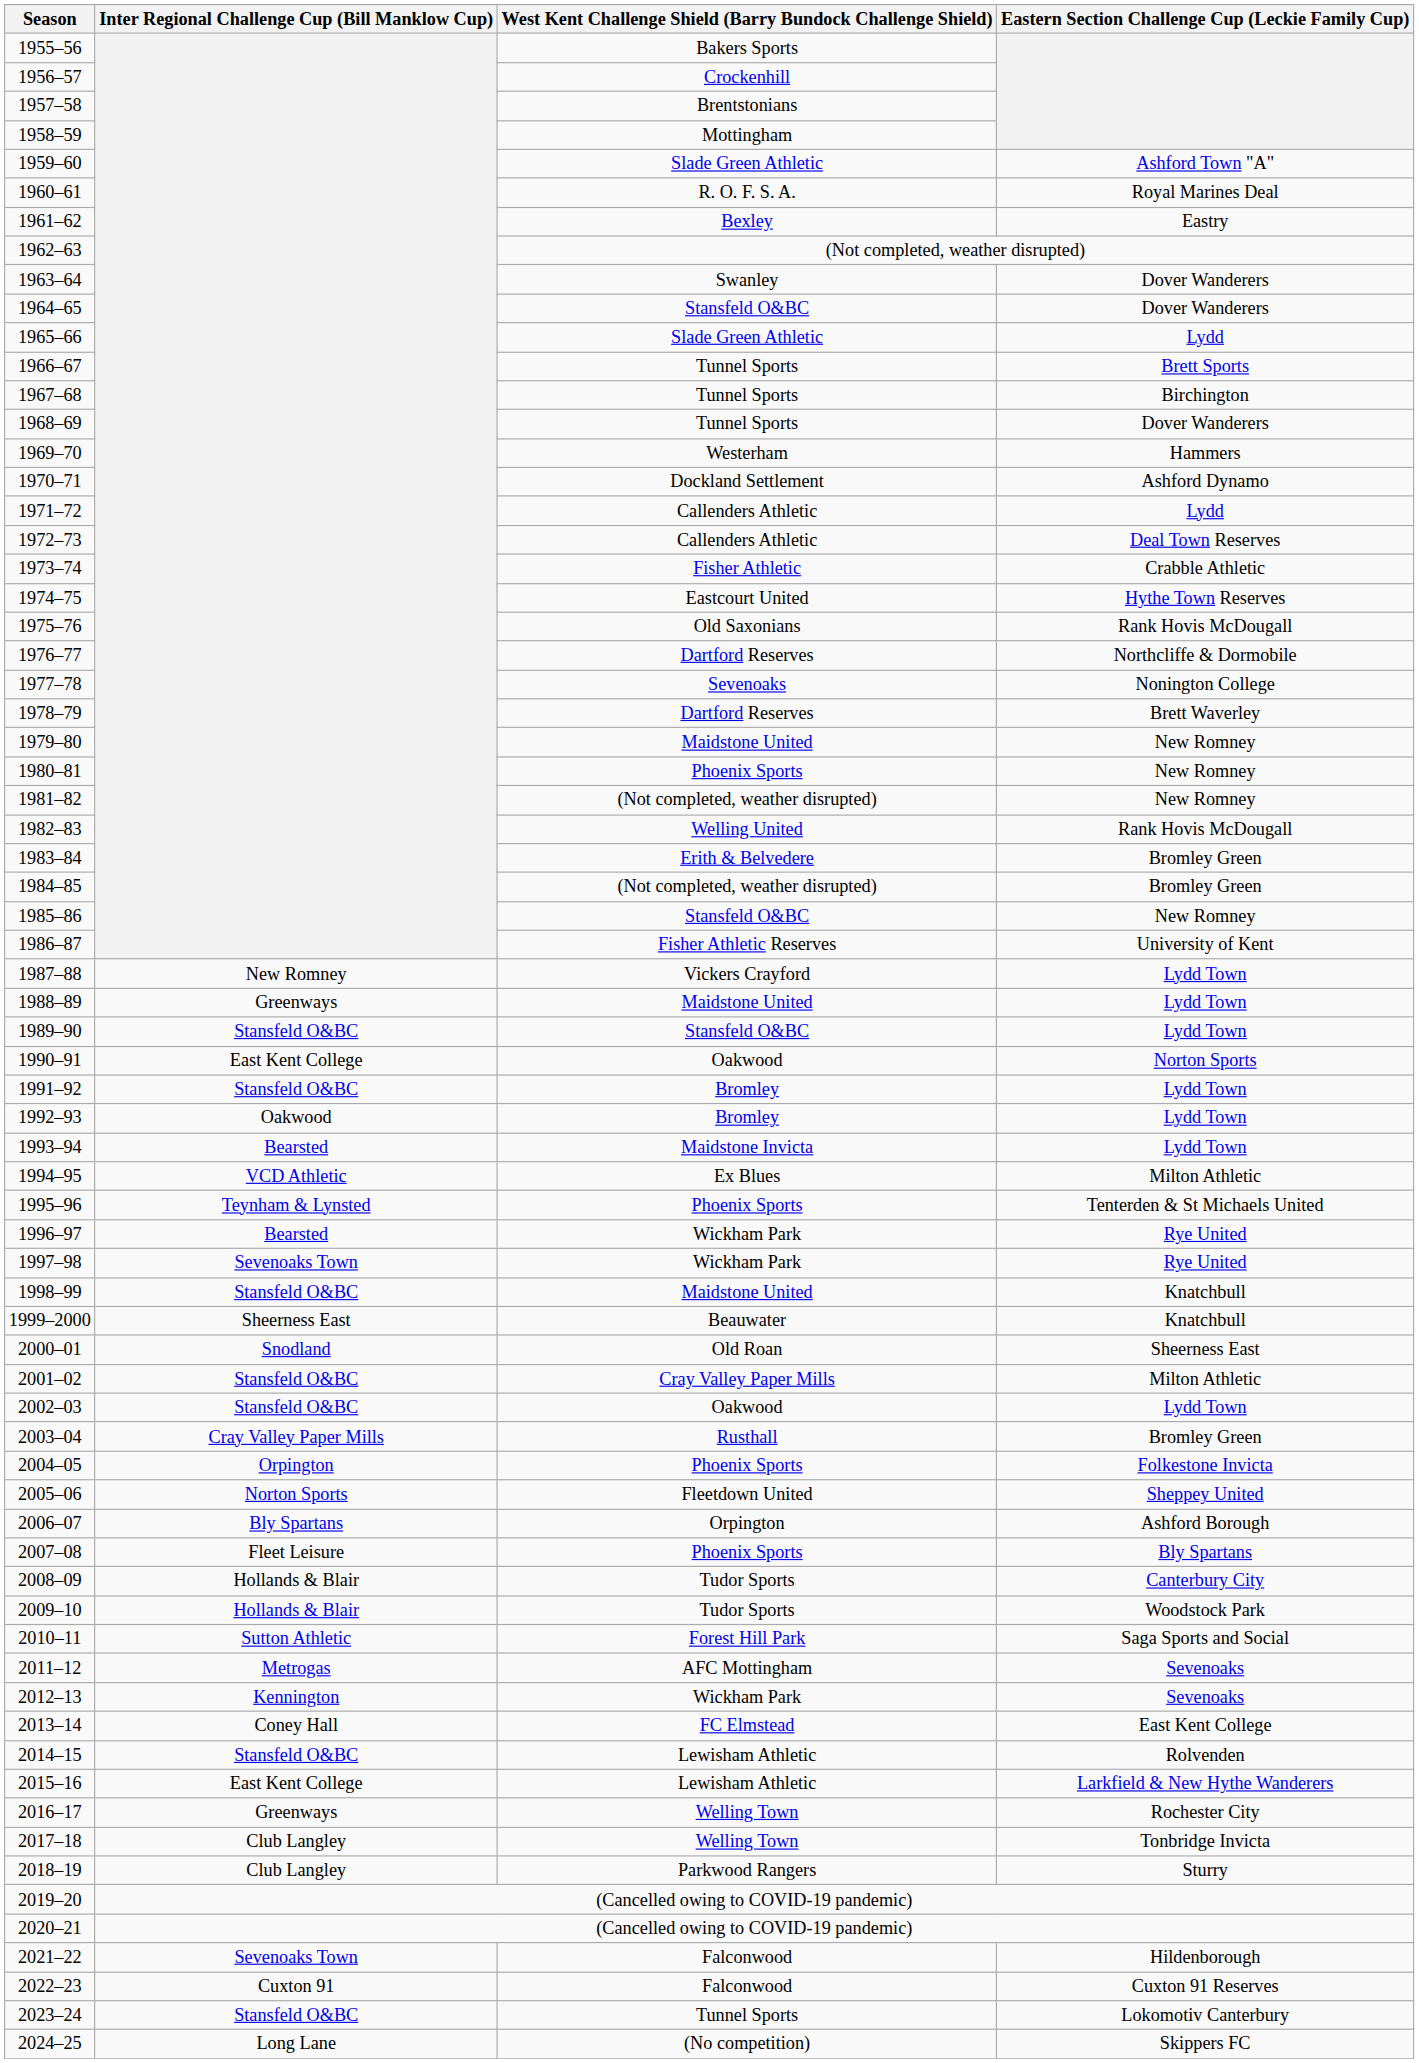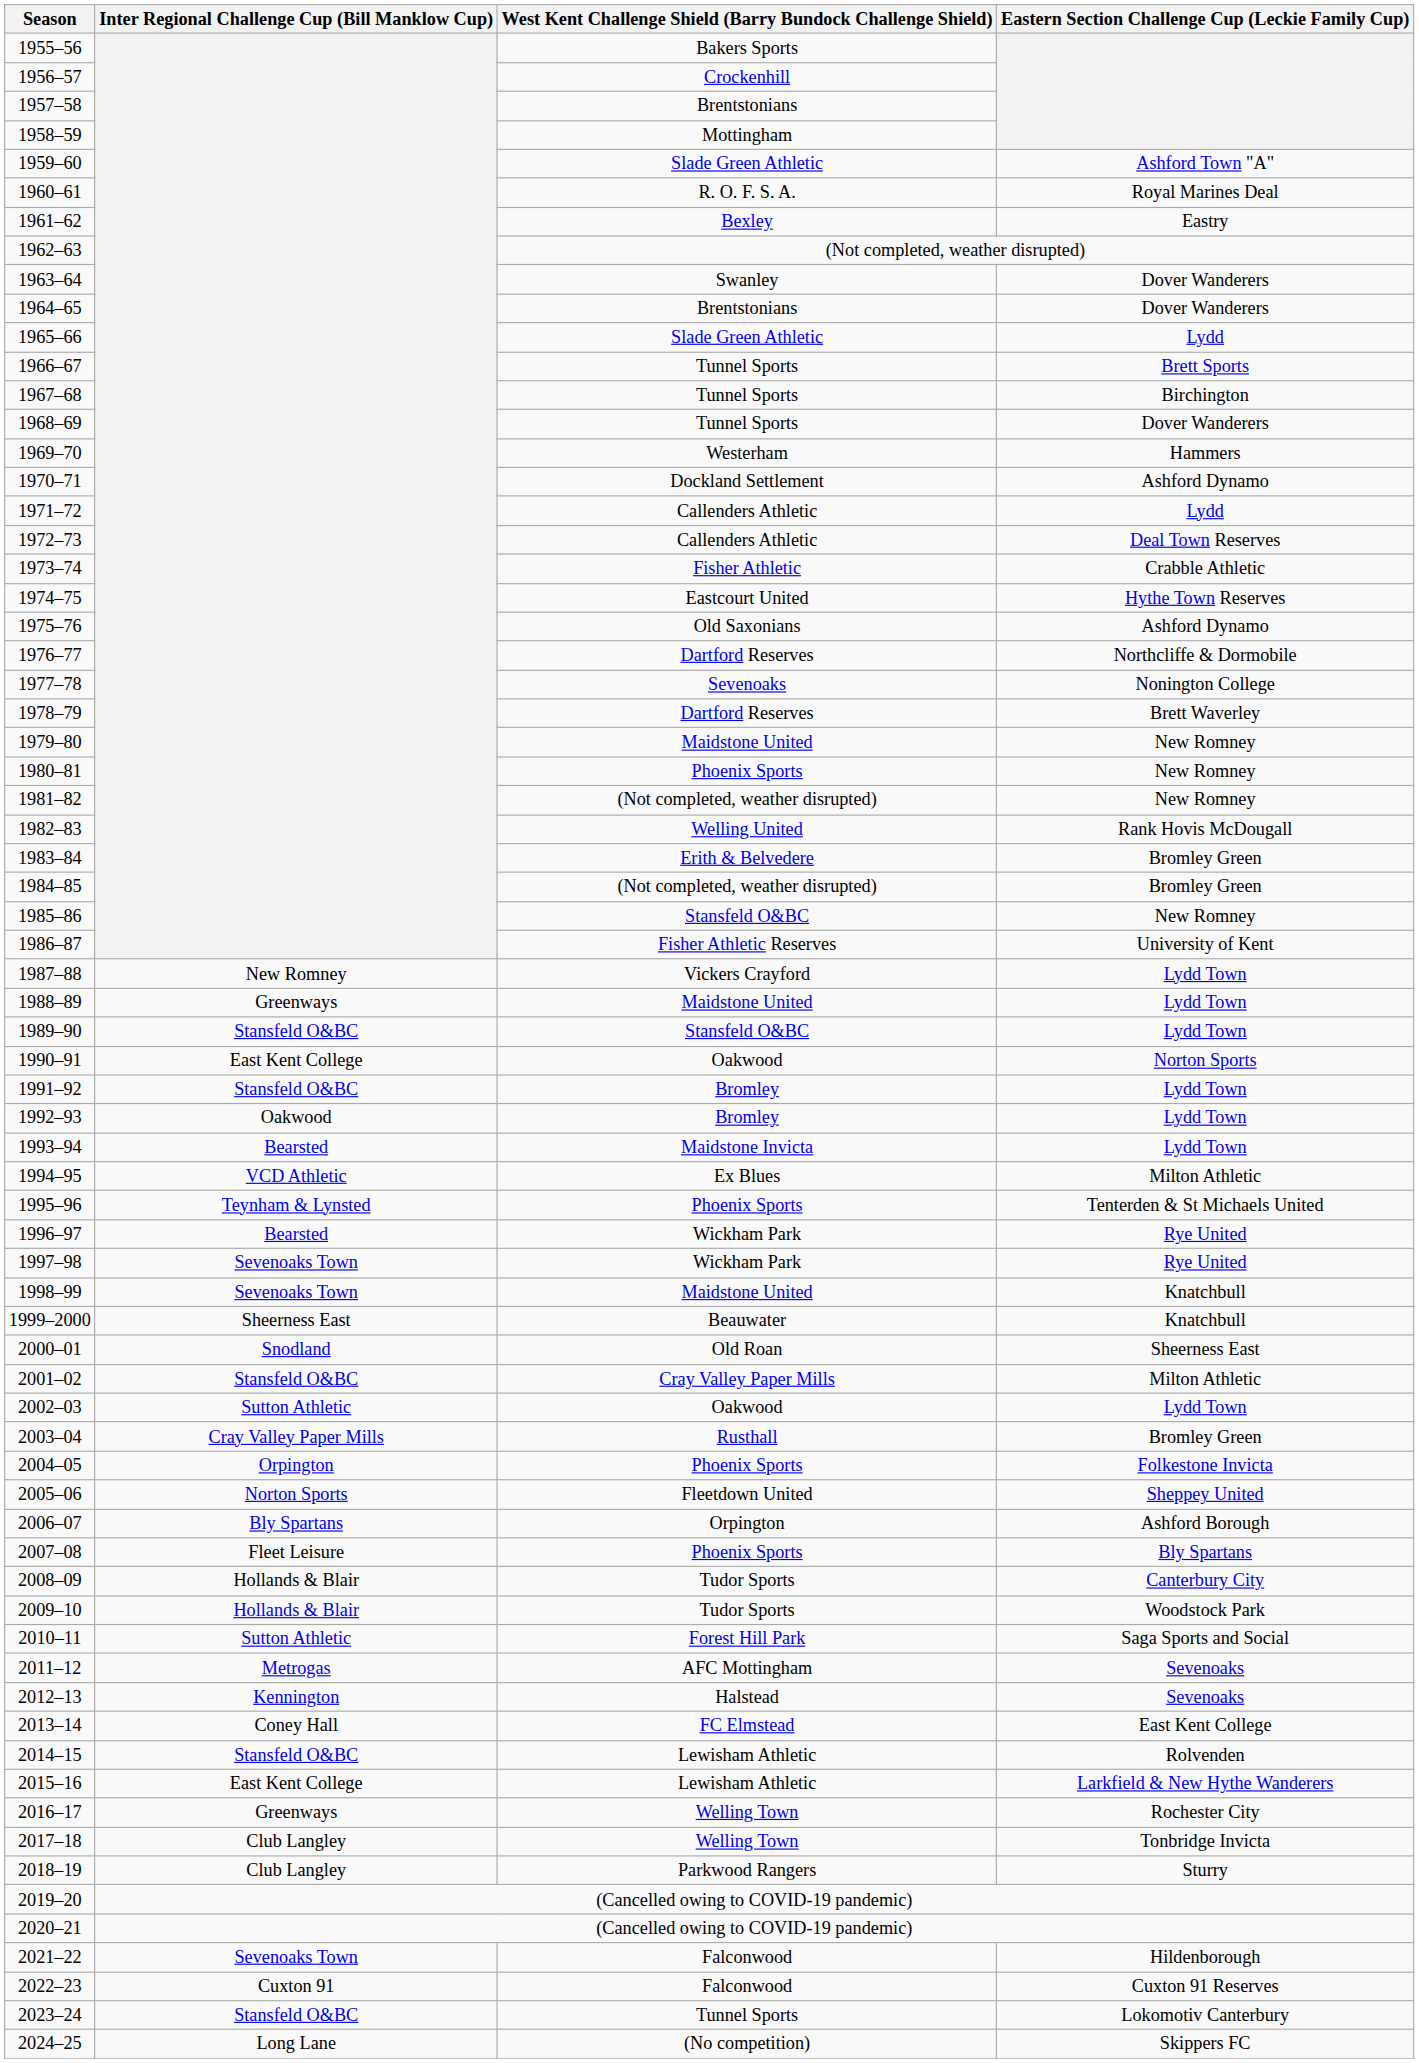(747, 308) Stansfeld O&BC -> (747, 308) Brentstonians
(1205, 626) Rank Hovis McDougall -> (1205, 626) Ashford Dynamo
(296, 1291) Stansfeld O&BC -> (296, 1291) Sevenoaks Town
(296, 1407) Stansfeld O&BC -> (296, 1407) Sutton Athletic
(747, 1696) Wickham Park -> (747, 1696) Halstead
